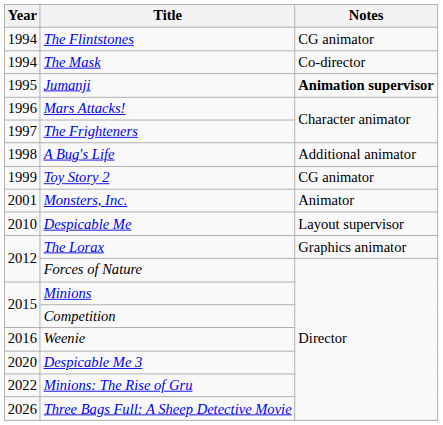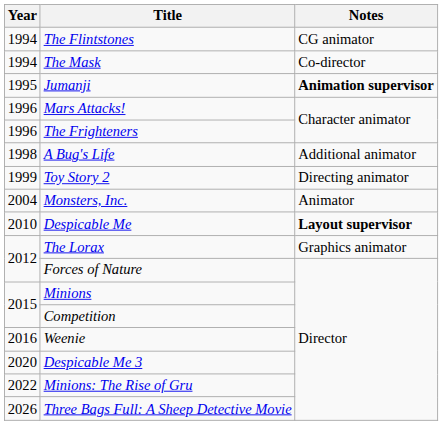(22, 131) 1997 -> (22, 131) 1996
(336, 177) CG animator -> (354, 177) Directing animator
(22, 200) 2001 -> (22, 200) 2004
(351, 223) normal -> (355, 223) bold
